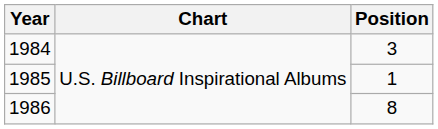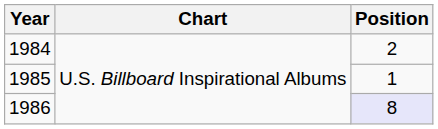(392, 49) 3 -> (392, 49) 2
(392, 108) no background -> (392, 108) lavender background
